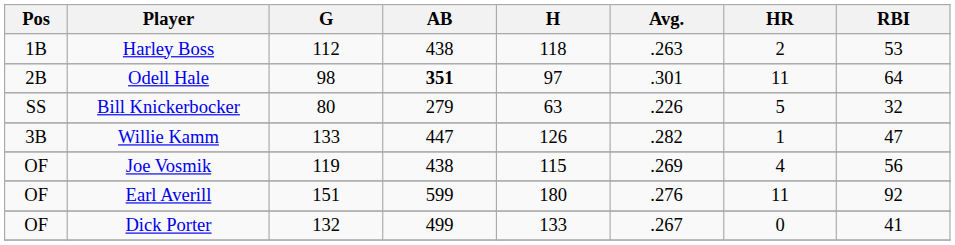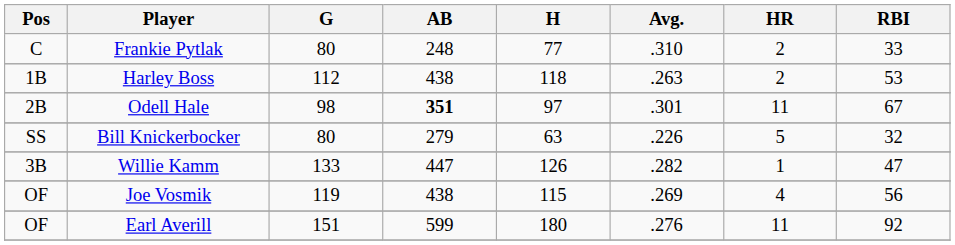+ row: (168, 48)
(894, 78) 64 -> (894, 107) 67
- row: (168, 225)
